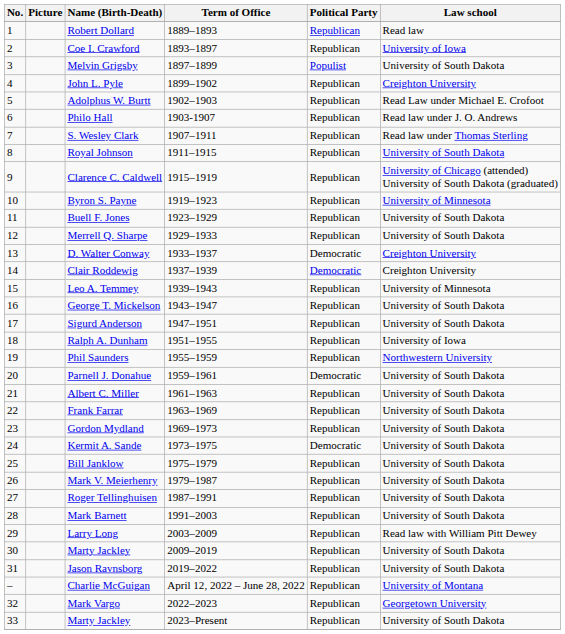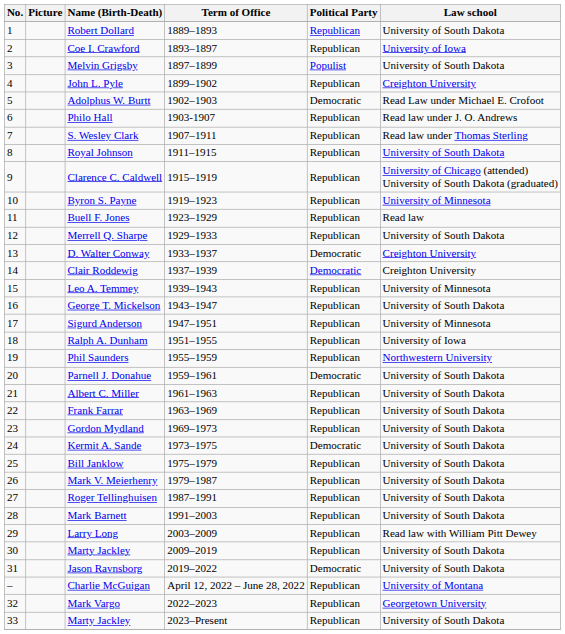(403, 30) Read law -> (443, 30) University of South Dakota
(335, 100) Republican -> (336, 100) Democratic
(443, 218) University of South Dakota -> (403, 218) Read law
(443, 323) University of South Dakota -> (437, 323) University of Minnesota
(335, 568) Republican -> (336, 568) Democratic
